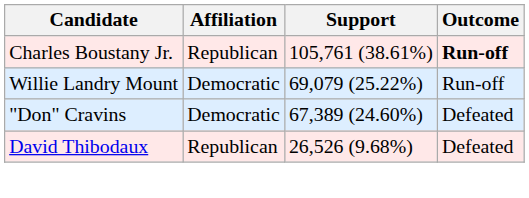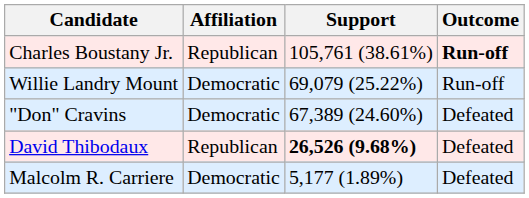(351, 146) normal -> (353, 146) bold
+ row: (92, 177)
